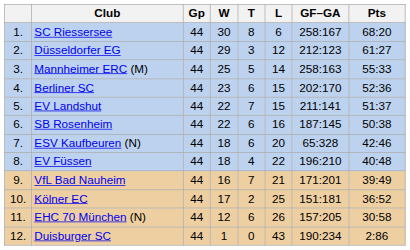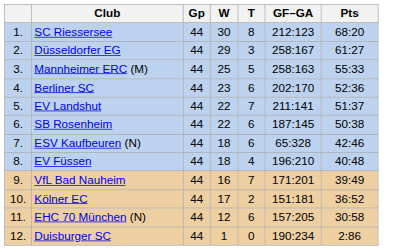- column: (279, 13)
(320, 32) 258:167 -> (293, 32) 212:123
(320, 50) 212:123 -> (293, 50) 258:167
